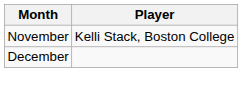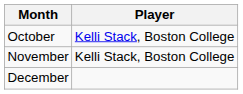+ row: (31, 36)
